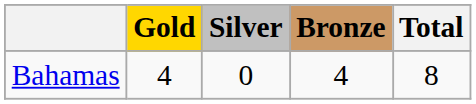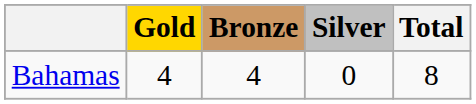columns swapped: (246, 27) <-> (341, 27)
